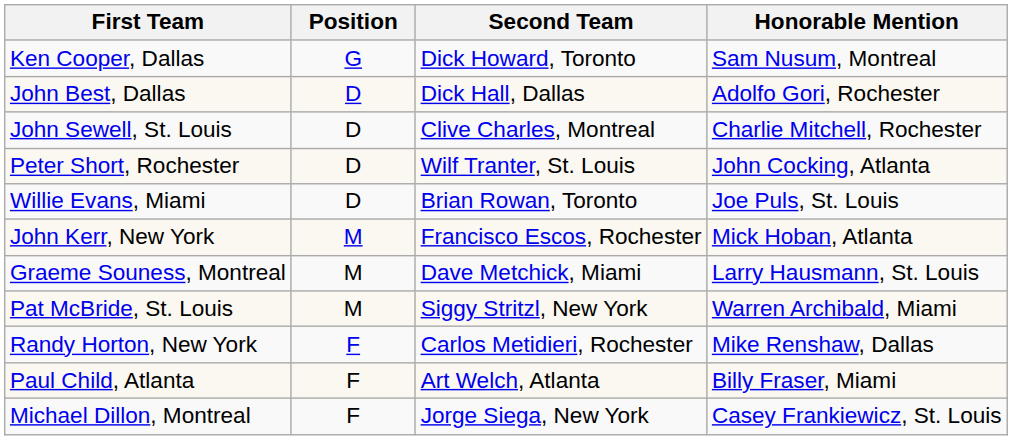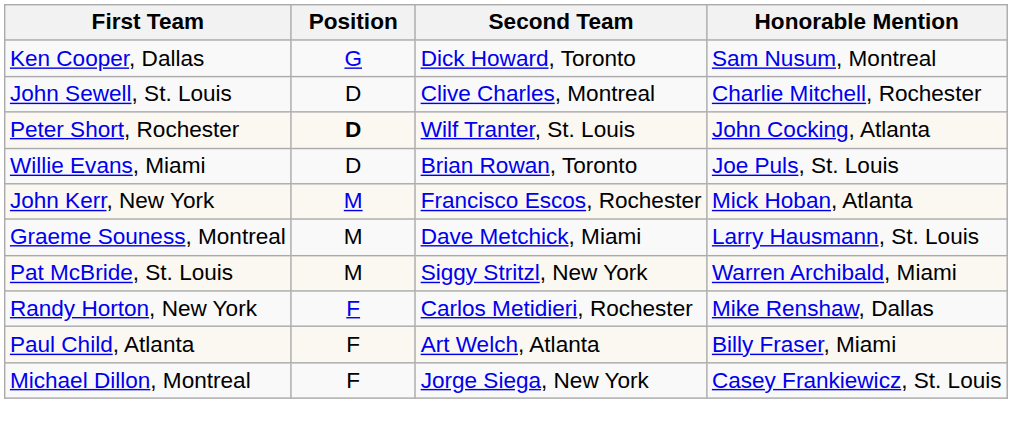- row: (98, 93)
(353, 165) normal -> (353, 129) bold
